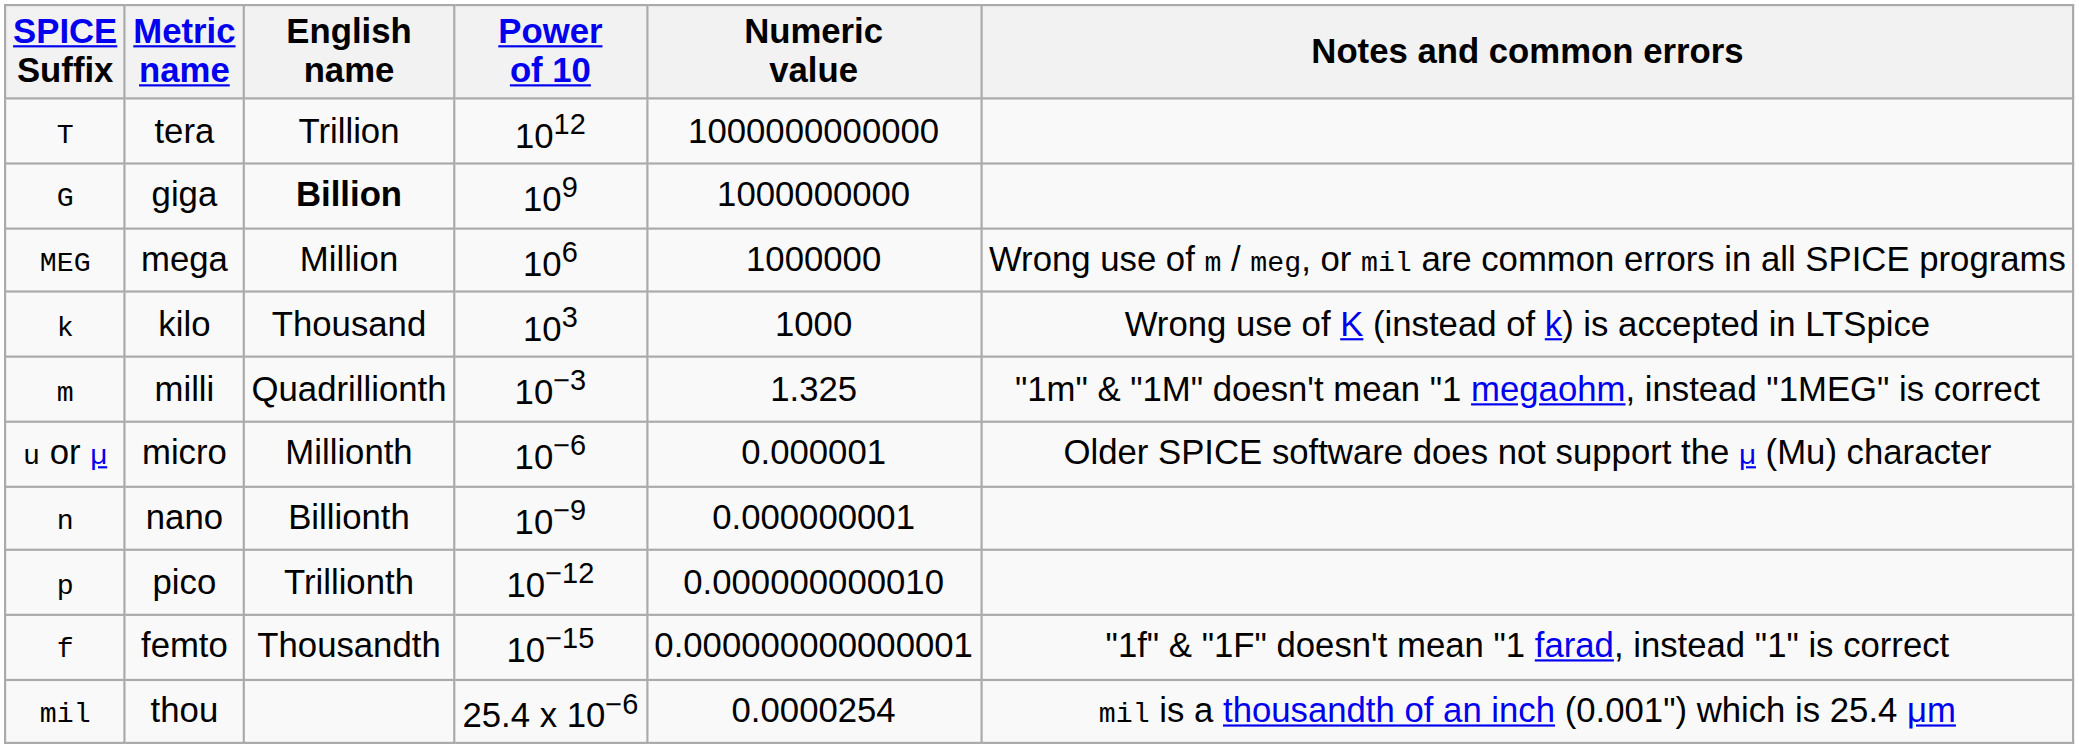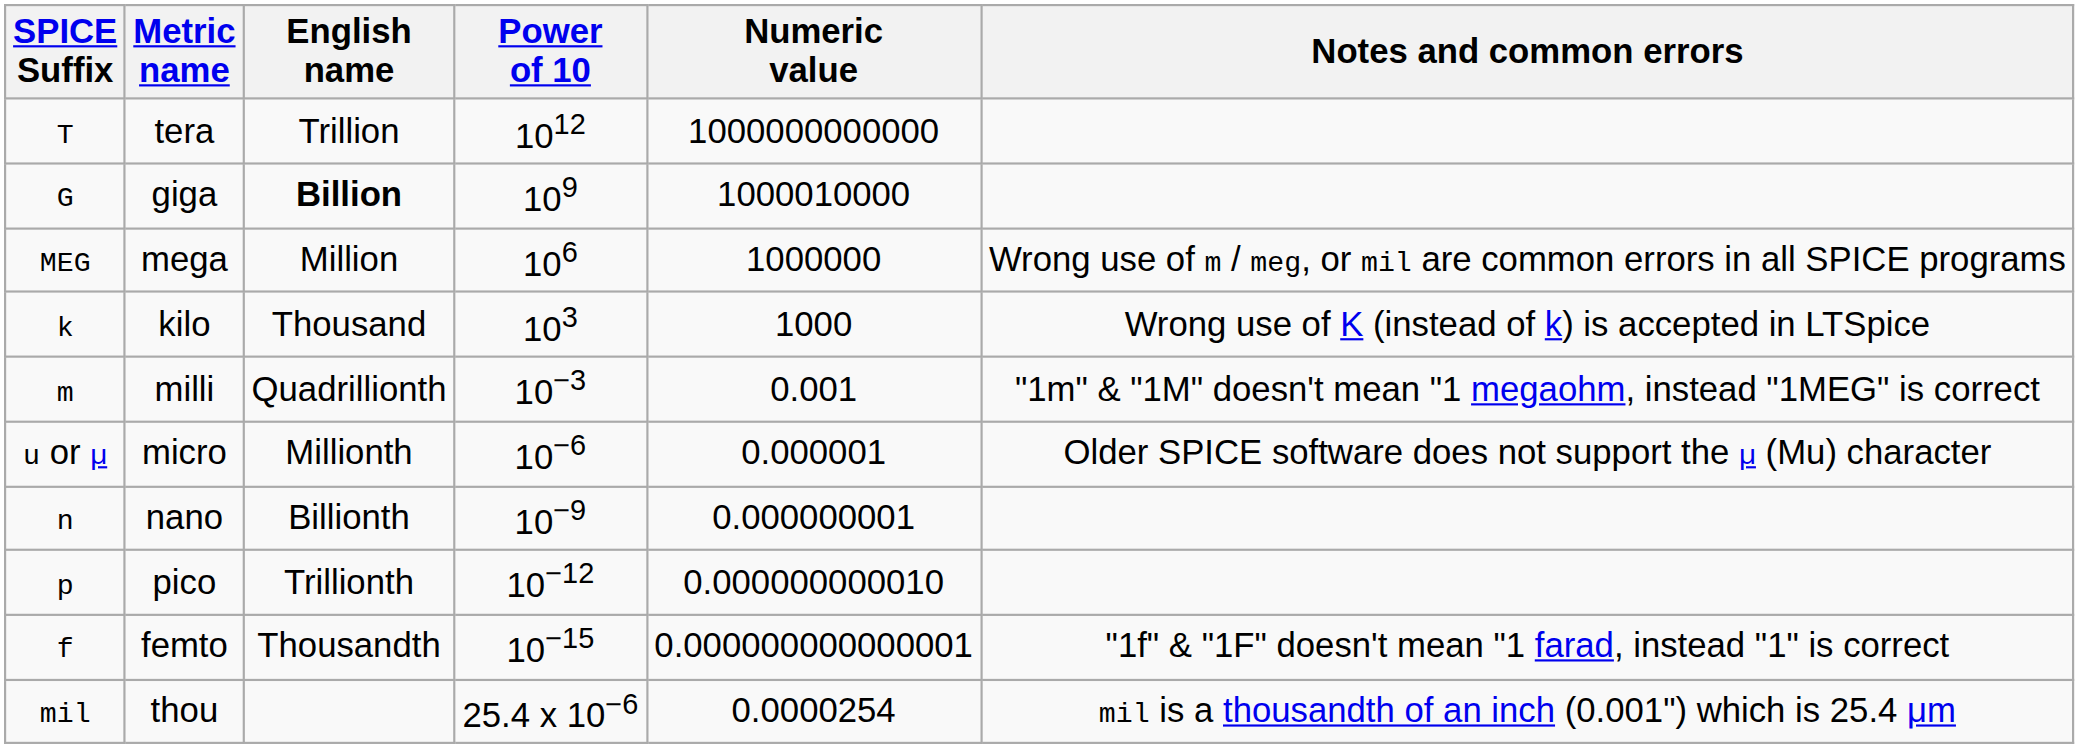(814, 195) 1000000000 -> (814, 195) 1000010000
(814, 388) 1.325 -> (814, 388) 0.001
